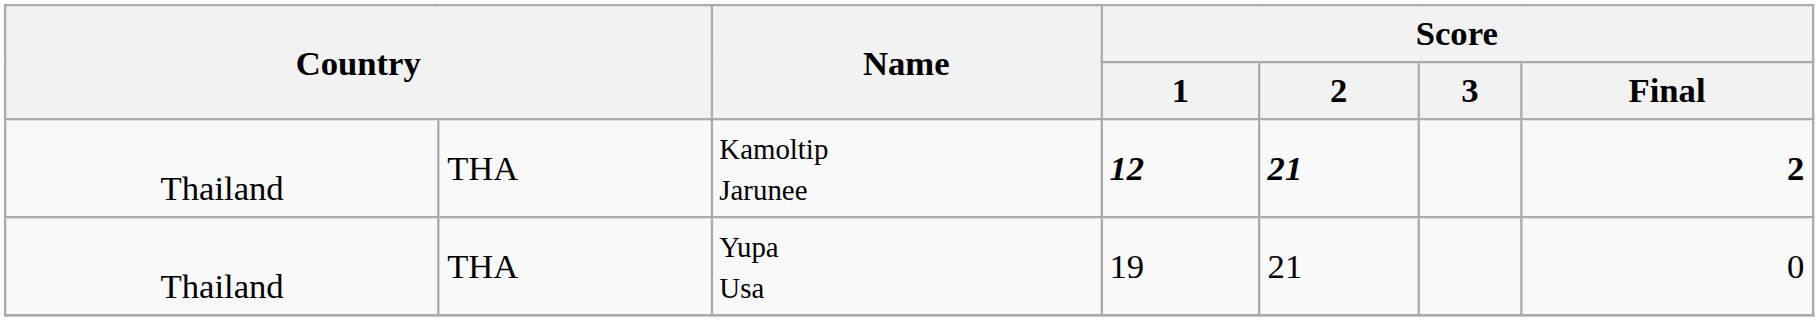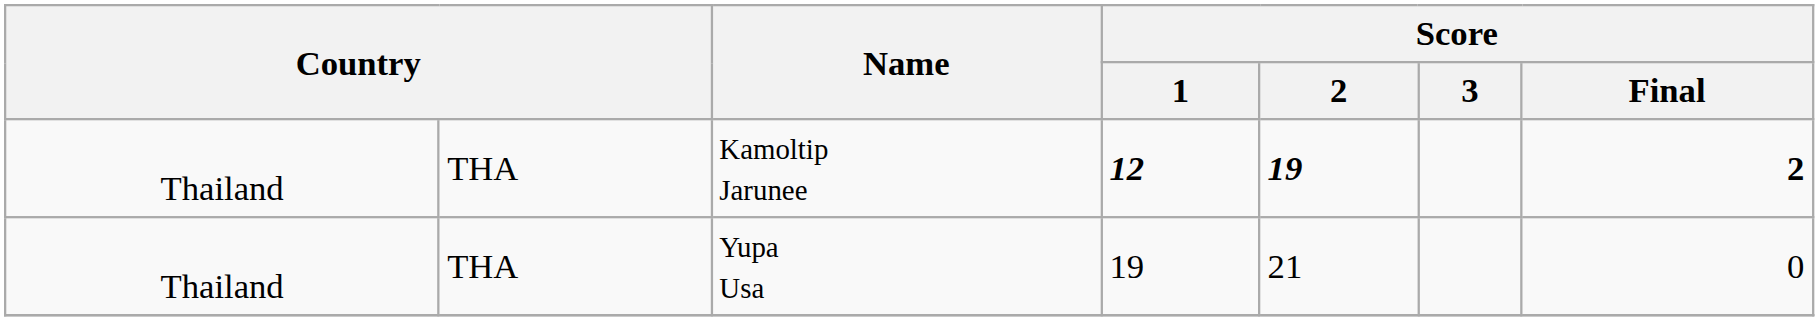(1285, 168) 21 -> (1285, 168) 19
